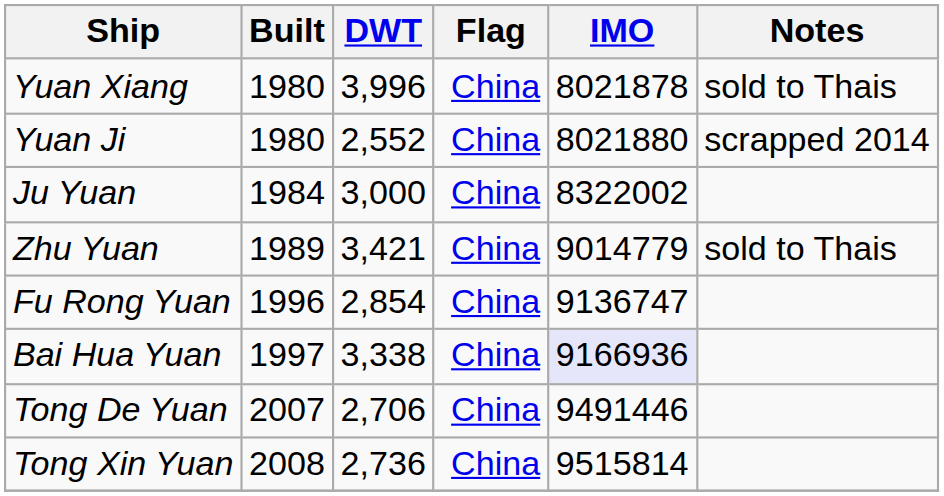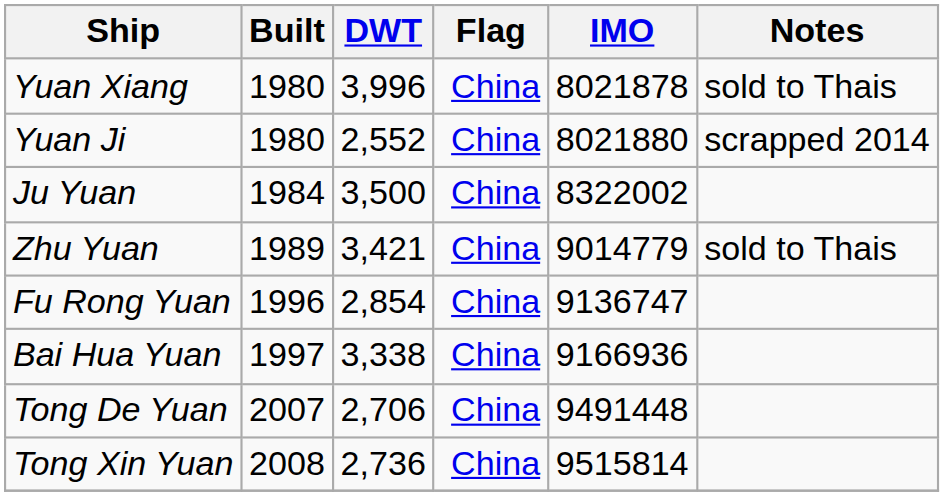(383, 193) 3,000 -> (383, 193) 3,500
(622, 355) lavender background -> (622, 355) no background
(622, 409) 9491446 -> (622, 409) 9491448
